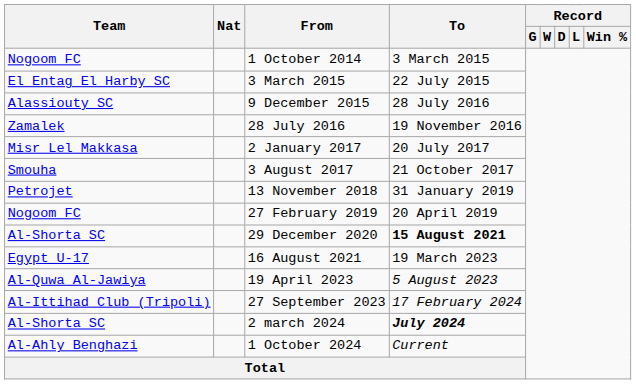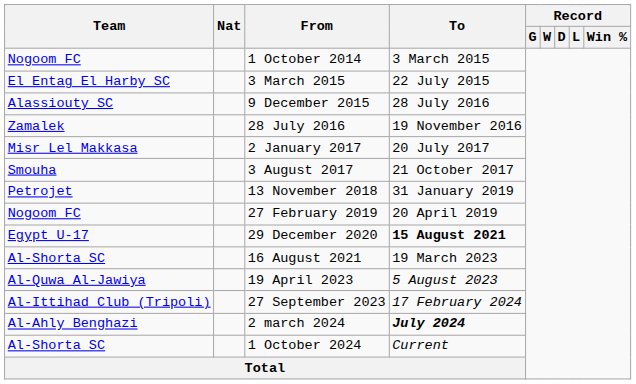(56, 236) Al-Shorta SC -> (48, 236) Egypt U-17
(48, 258) Egypt U-17 -> (56, 258) Al-Shorta SC
(56, 324) Al-Shorta SC -> (73, 324) Al-Ahly Benghazi
(73, 346) Al-Ahly Benghazi -> (56, 346) Al-Shorta SC
